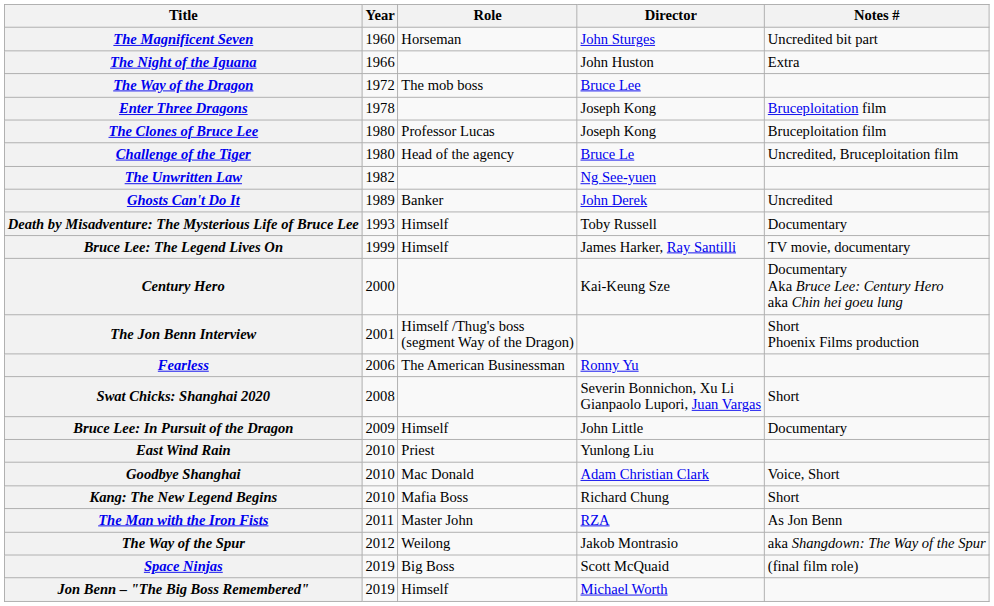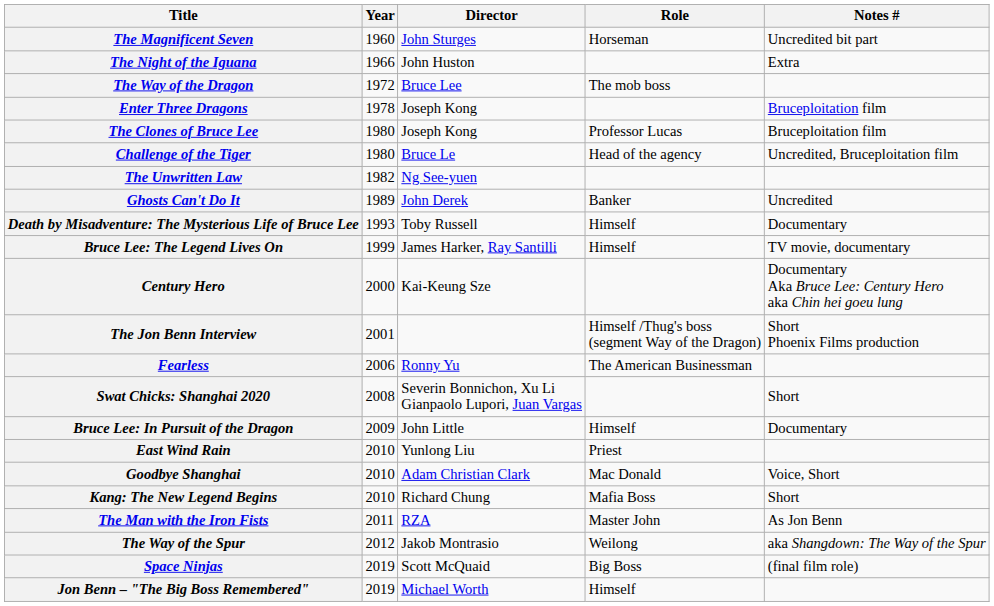columns swapped: (488, 16) <-> (671, 16)
